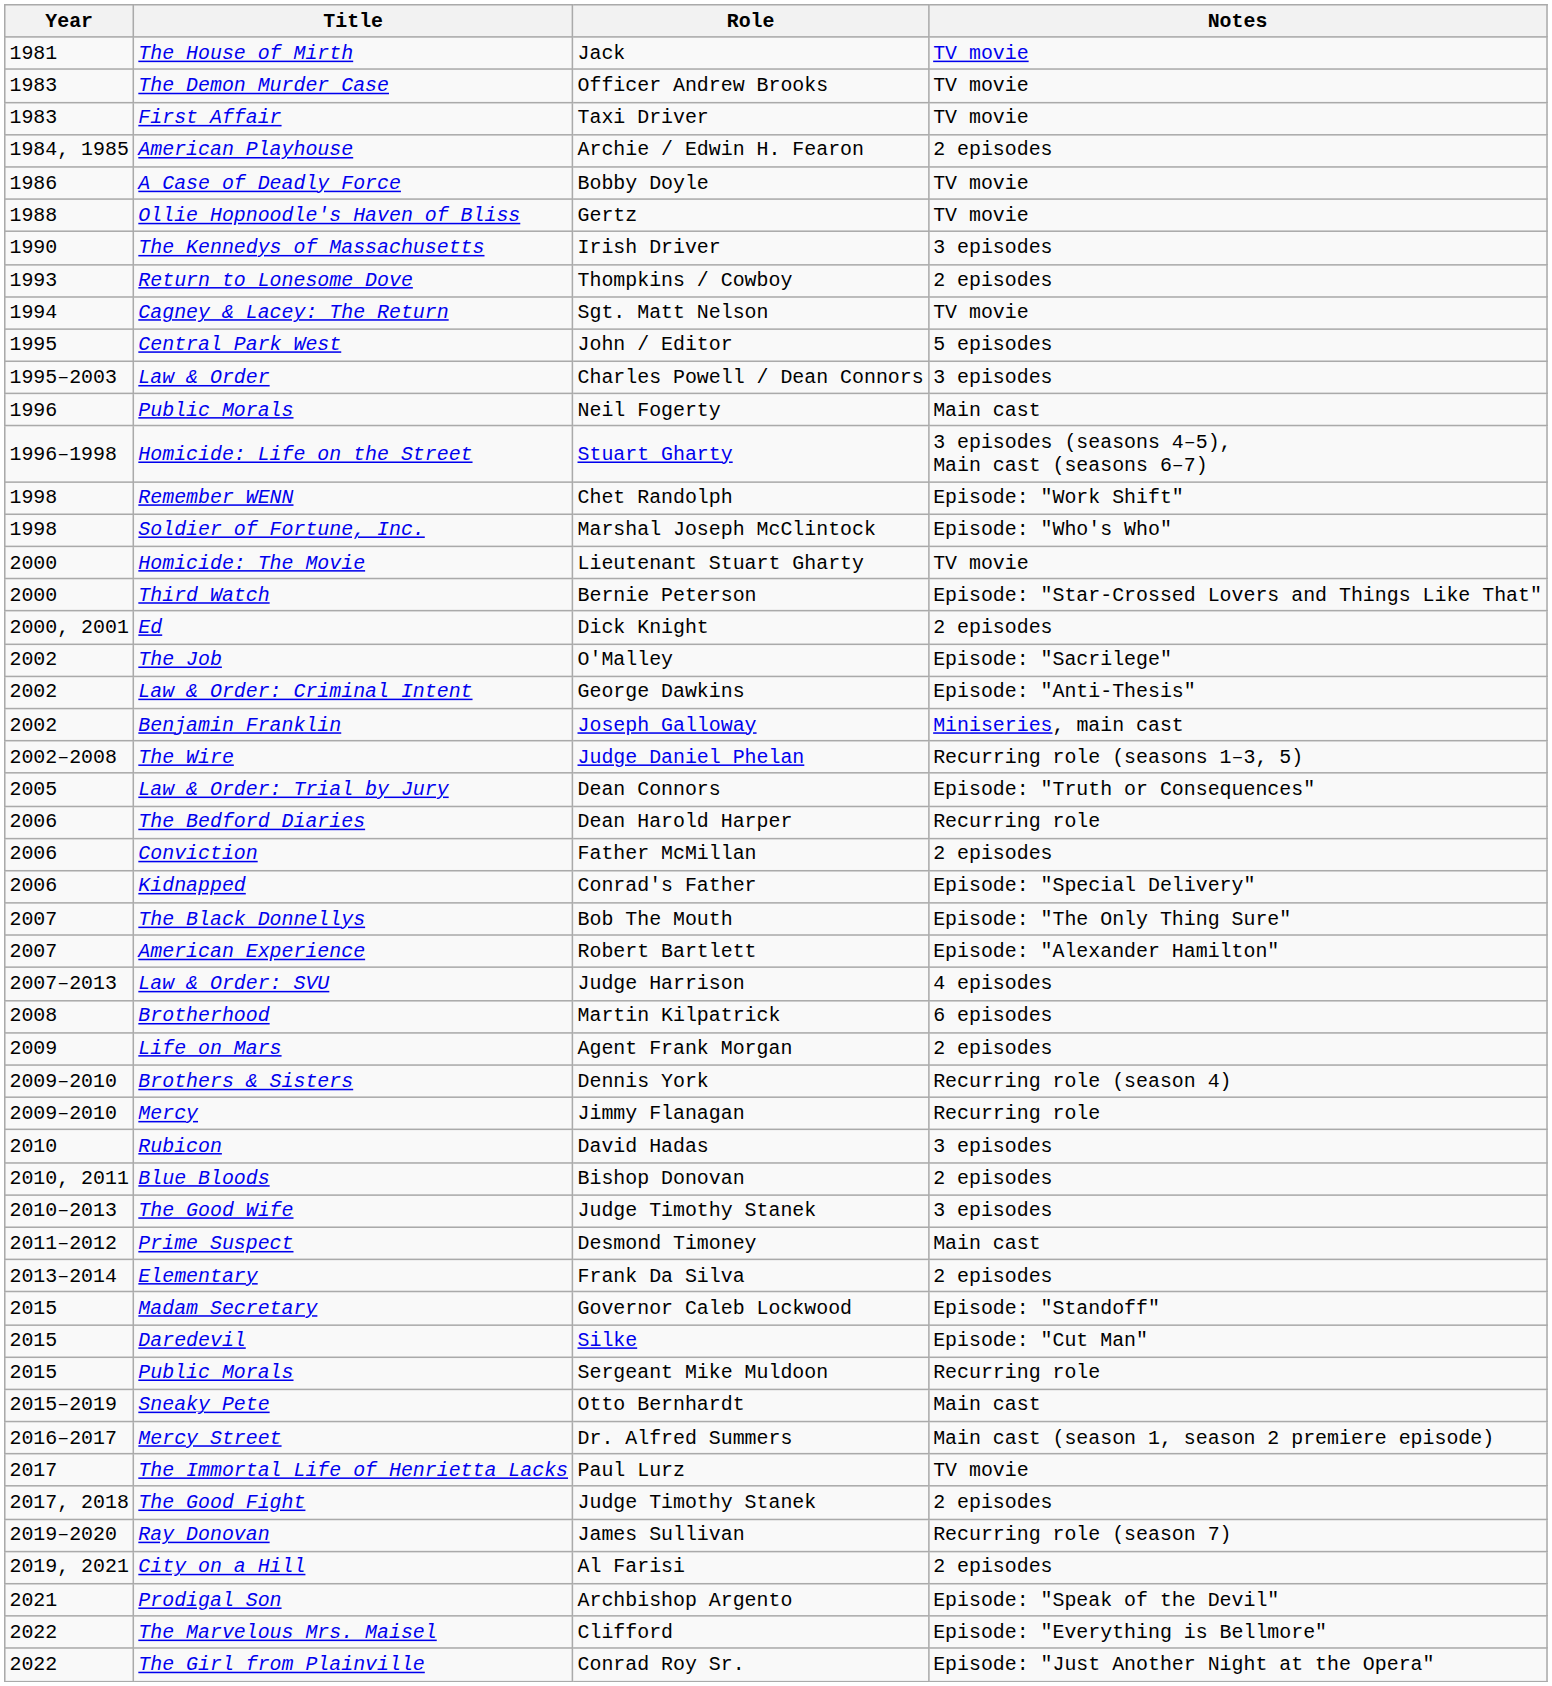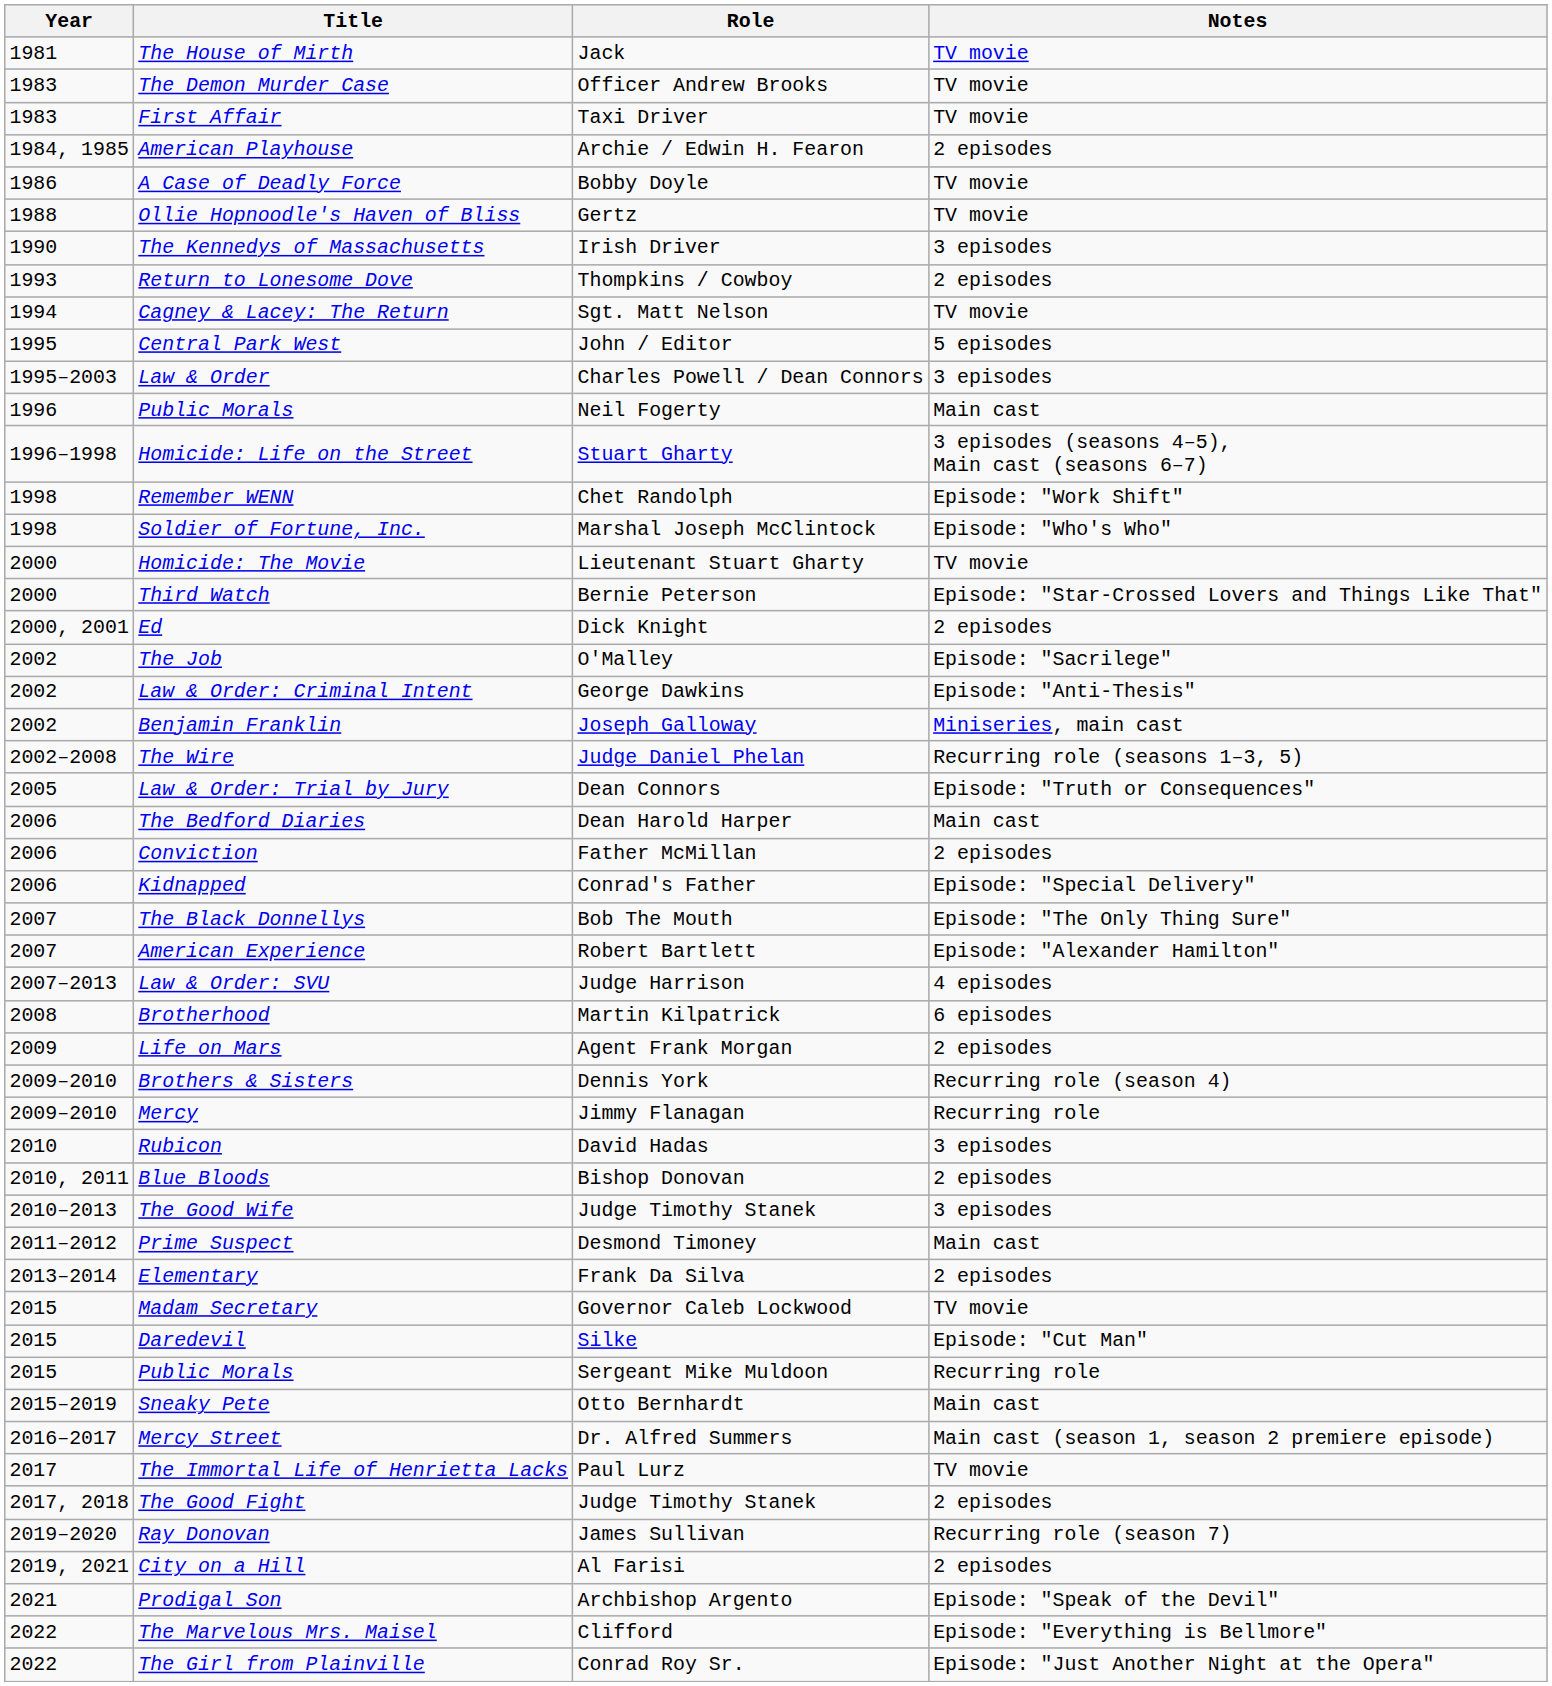(1017, 822) Recurring role -> (987, 822) Main cast
(1047, 1308) Episode: "Standoff" -> (981, 1308) TV movie
